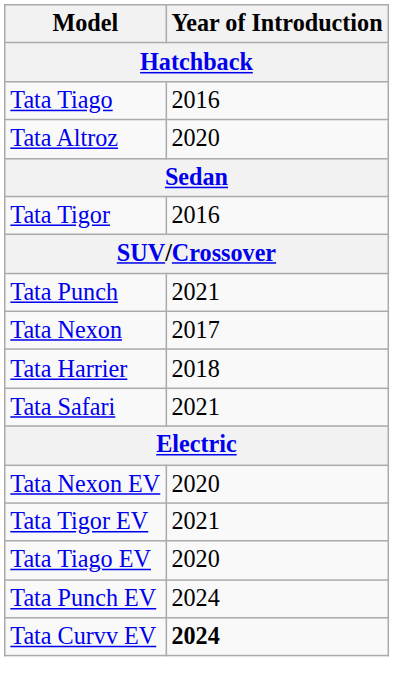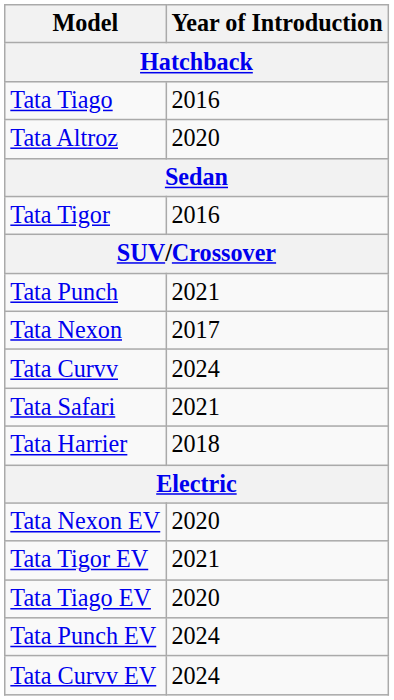+ row: (64, 368)
rows swapped: (69, 368) <-> (63, 406)
(196, 636) bold -> (196, 675) normal
